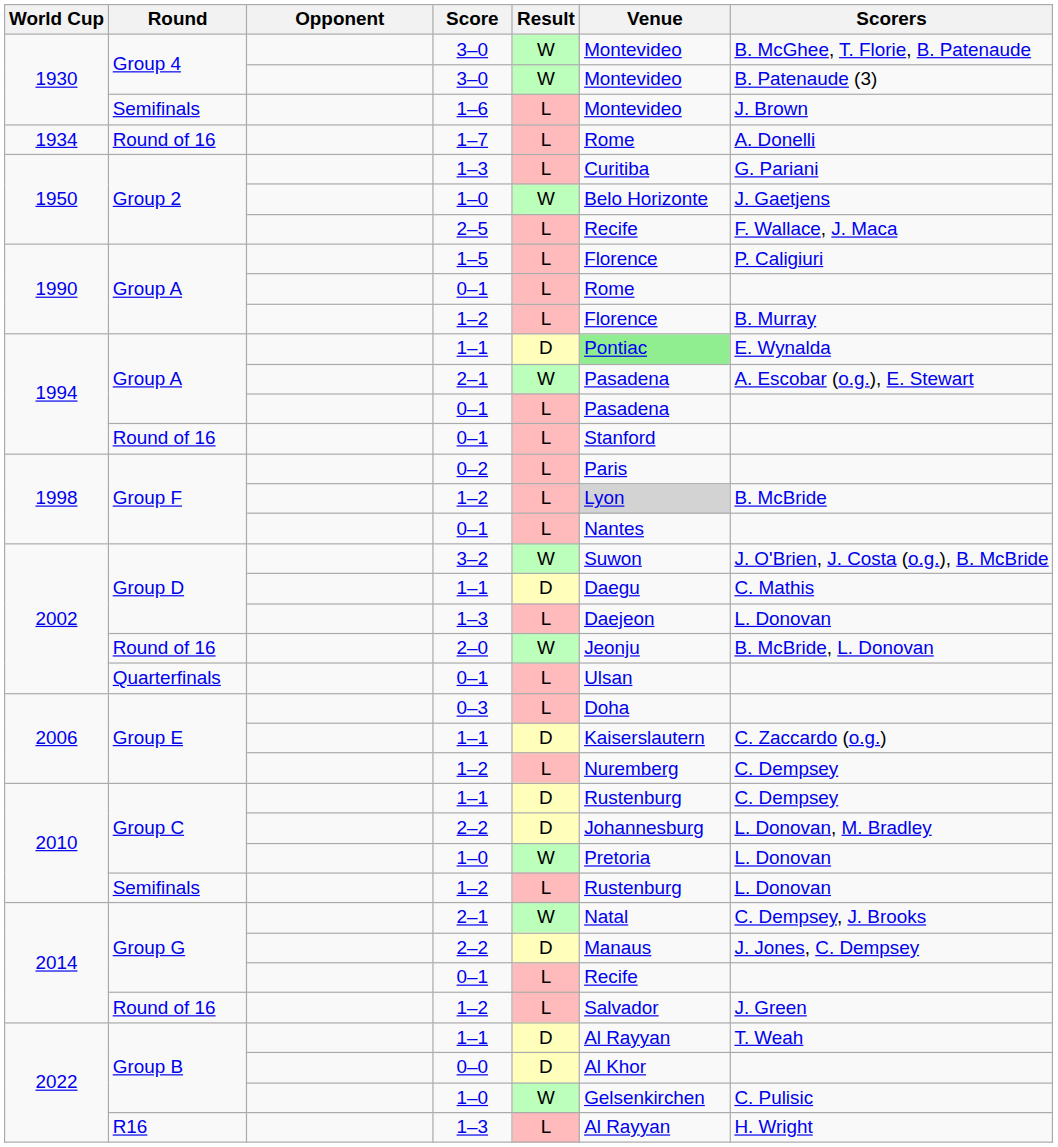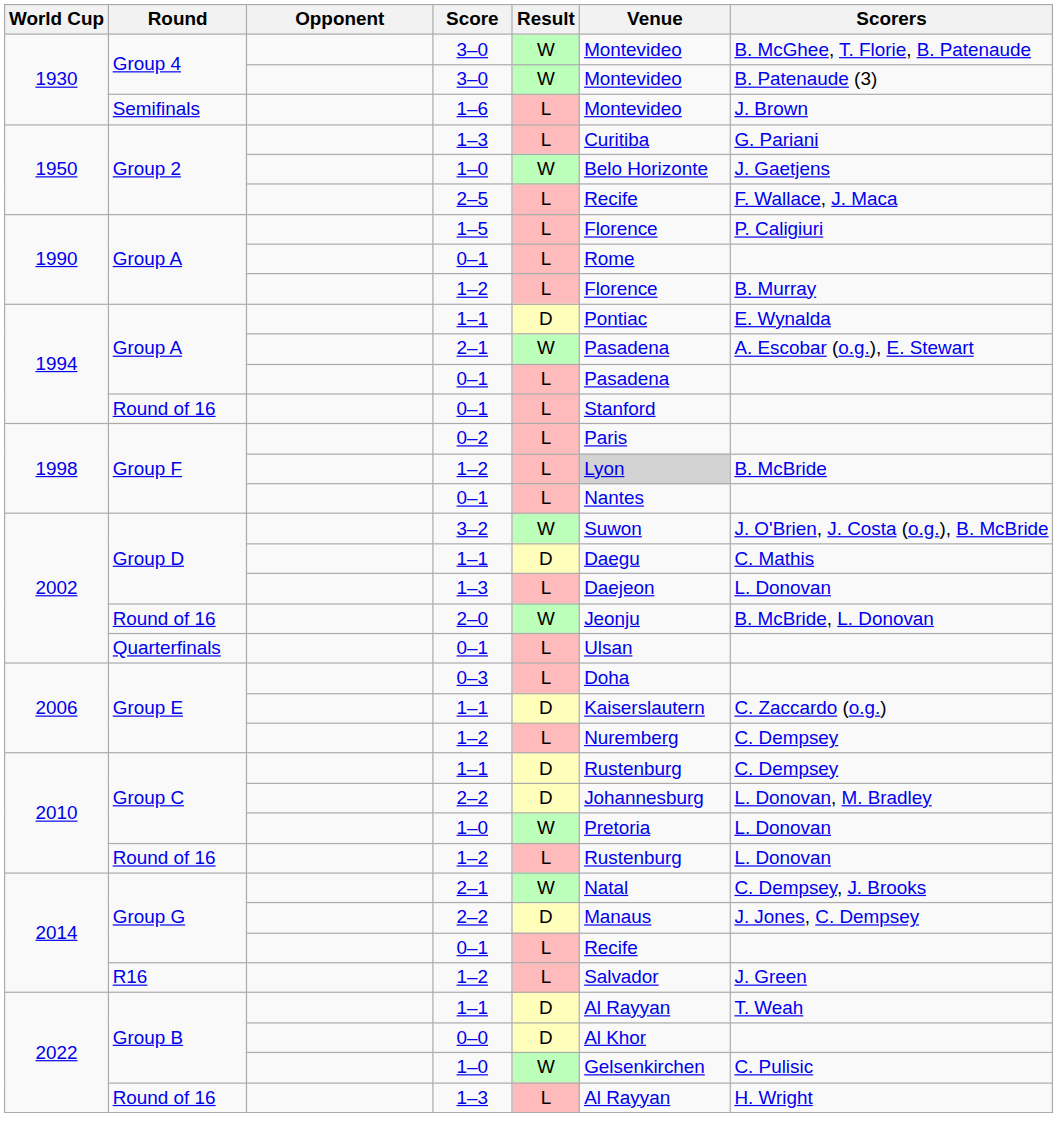- row: (56, 139)
(616, 348) lightgreen background -> (616, 318) no background
(156, 887) Semifinals -> (164, 857) Round of 16
(164, 1007) Round of 16 -> (130, 977) R16
(130, 1127) R16 -> (164, 1097) Round of 16
